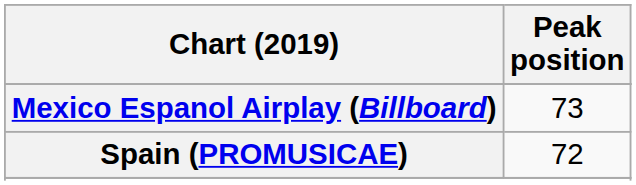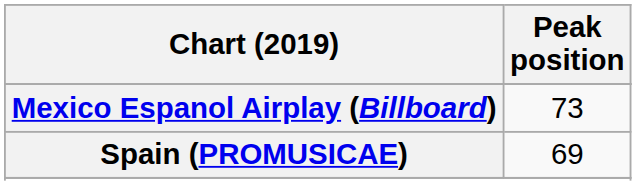(567, 154) 72 -> (567, 154) 69
